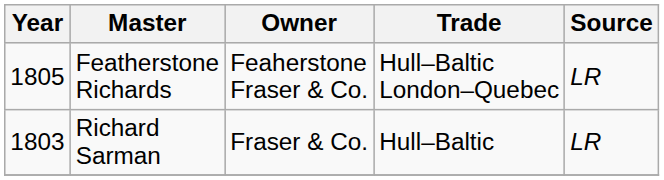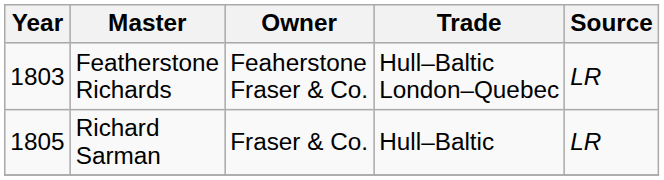(37, 76) 1805 -> (37, 76) 1803
(37, 141) 1803 -> (37, 141) 1805
